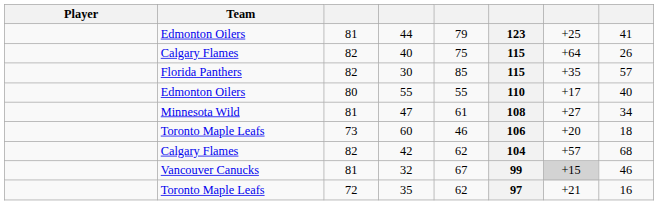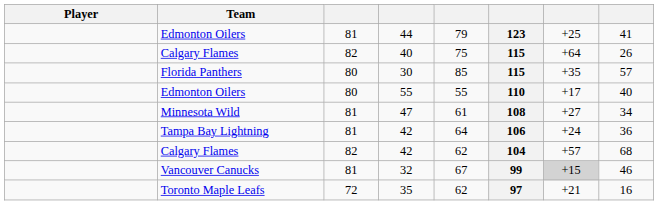(351, 72) 82 -> (351, 72) 80
- row: (213, 131)
+ row: (215, 131)
